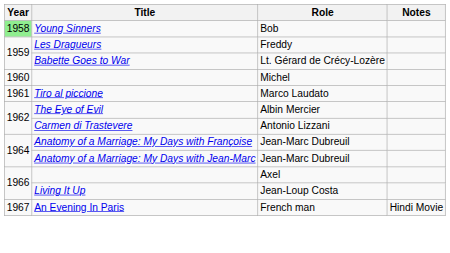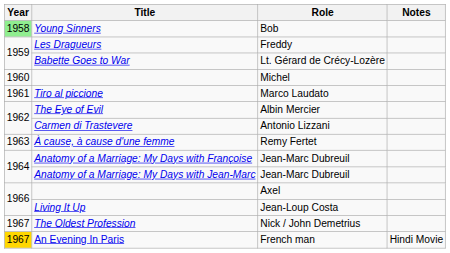+ row: (104, 142)
+ row: (85, 223)
(18, 207) no background -> (18, 239) gold background
